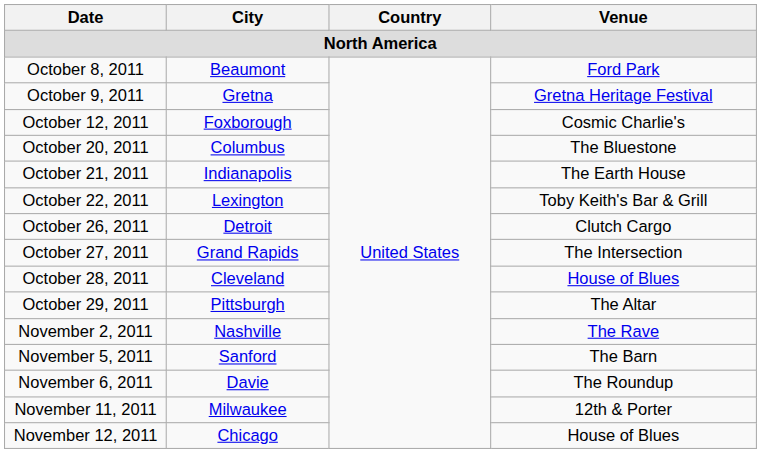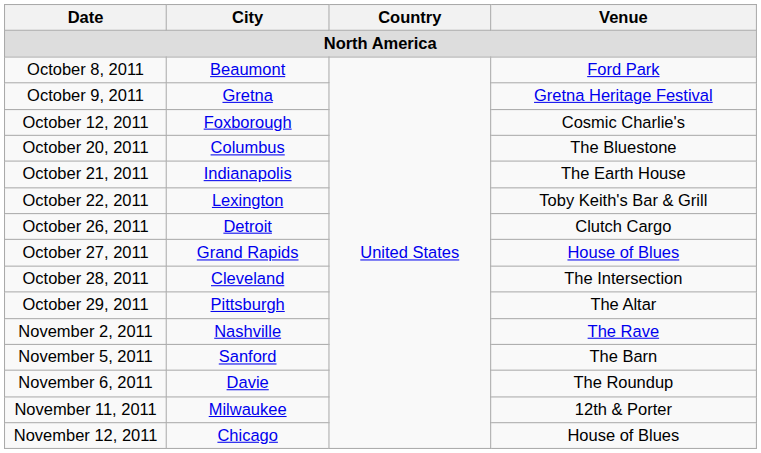(623, 252) The Intersection -> (623, 252) House of Blues
(623, 278) House of Blues -> (623, 278) The Intersection
